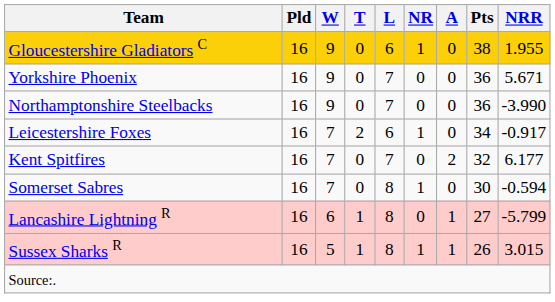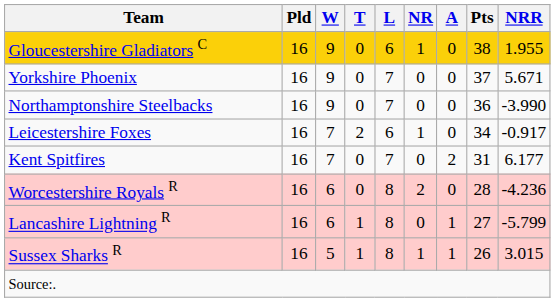(482, 77) 36 -> (482, 77) 37
(482, 159) 32 -> (482, 159) 31
- row: (66, 187)
+ row: (93, 189)
